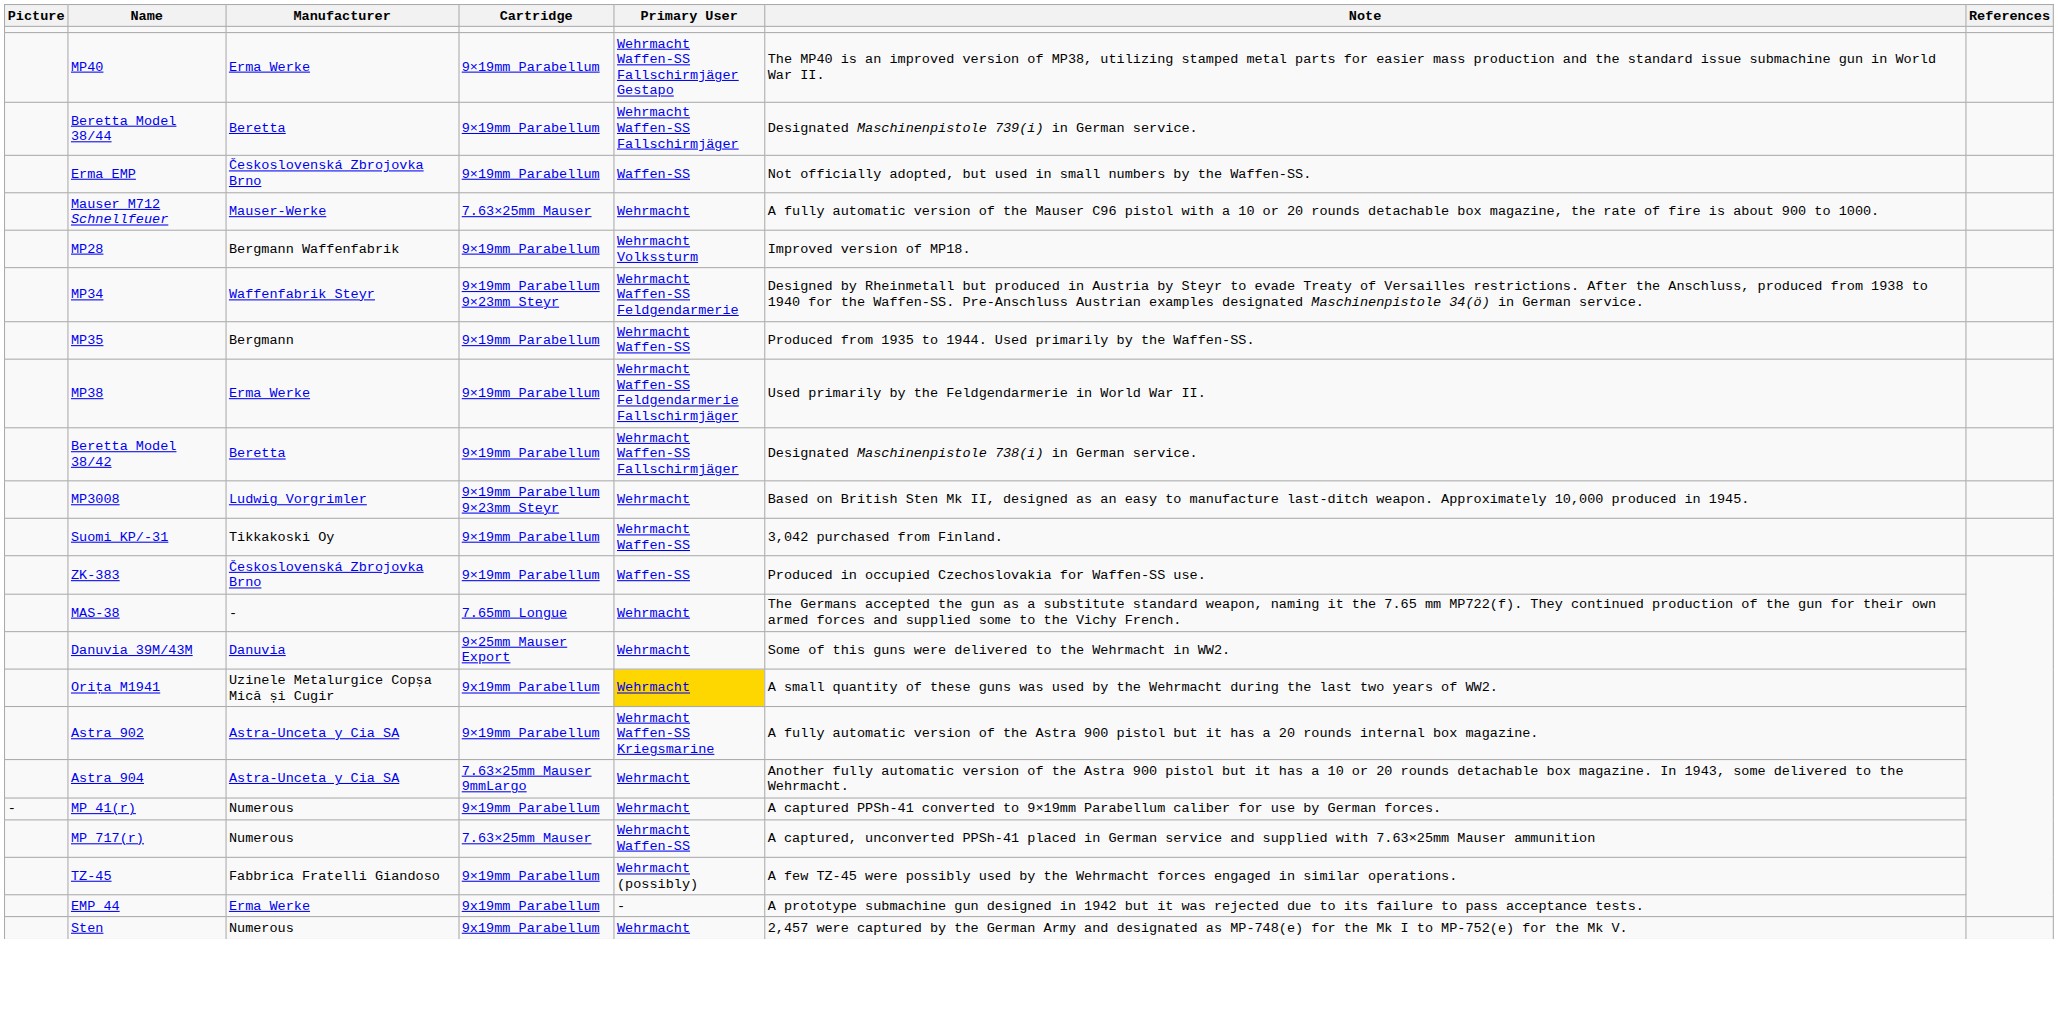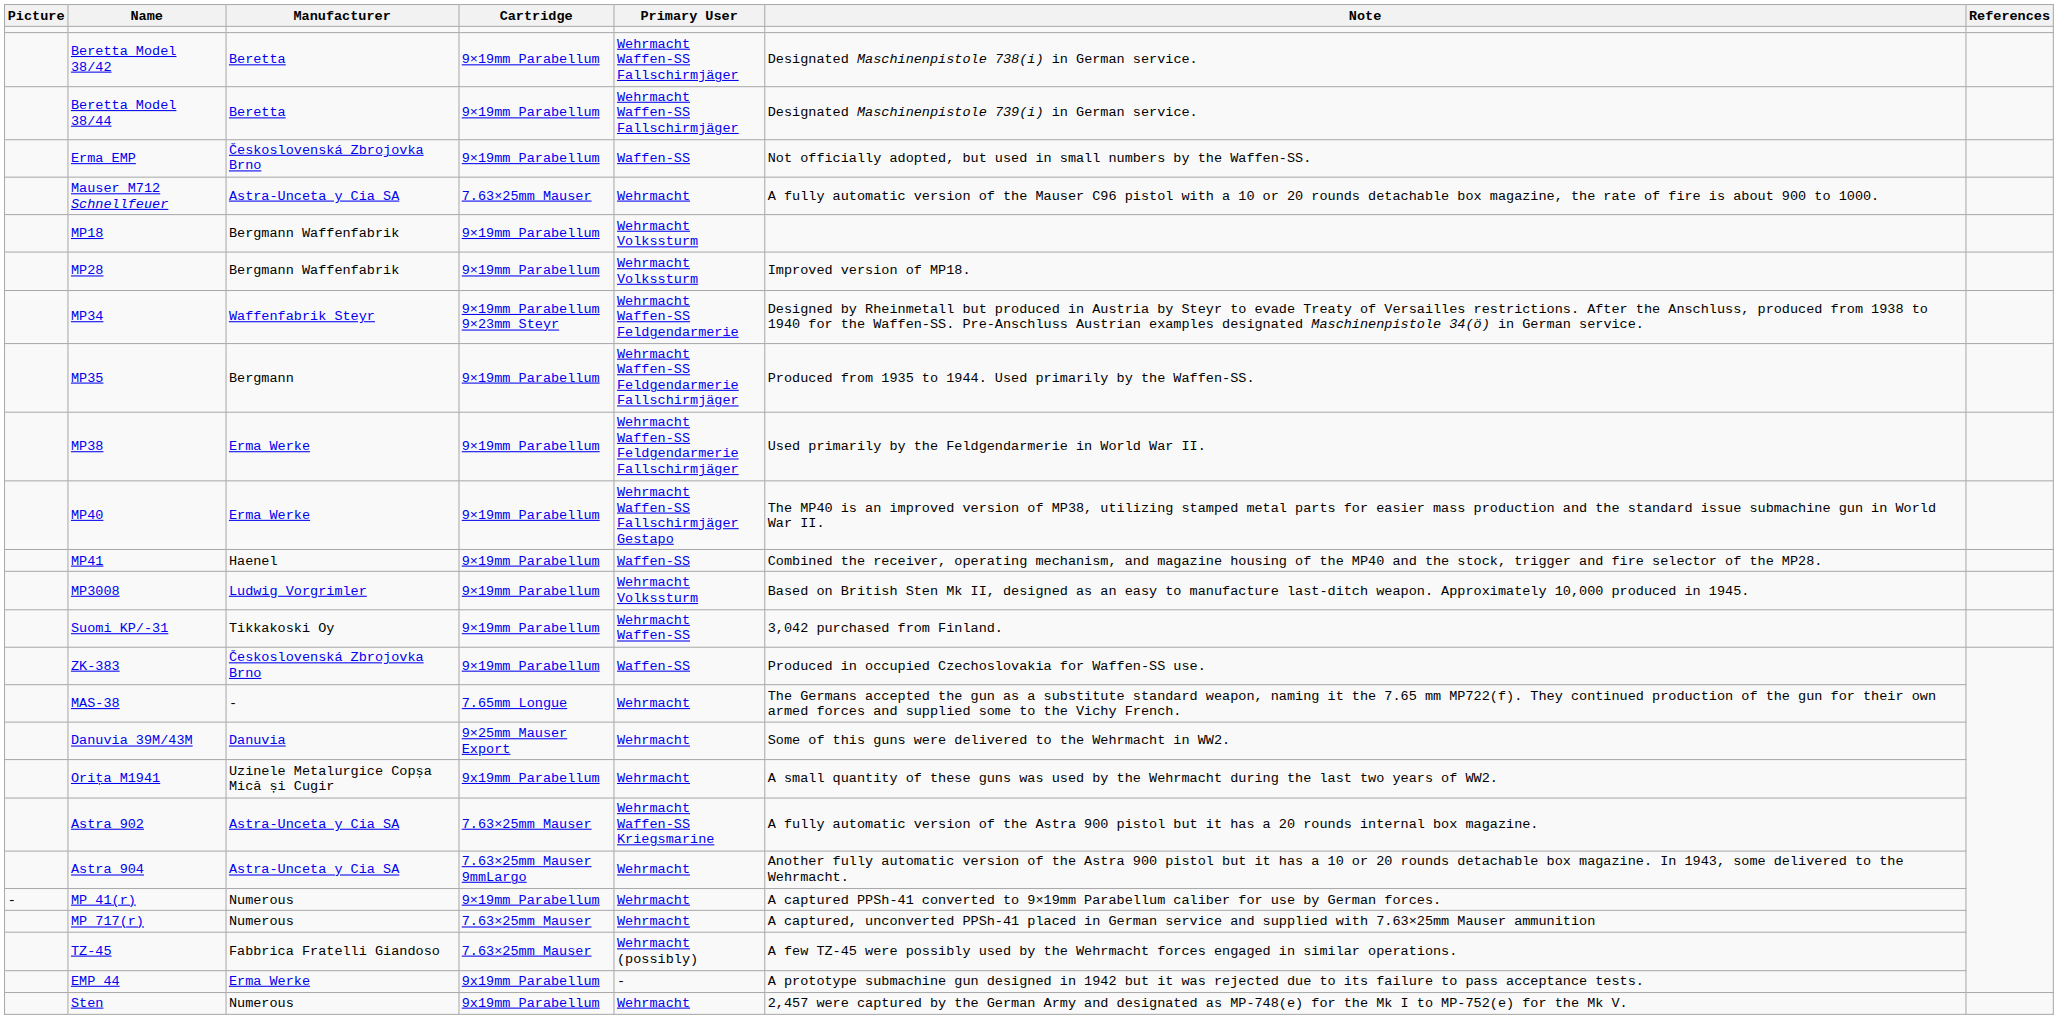rows swapped: (124, 454) <-> (87, 67)
(278, 212) Mauser-Werke -> (314, 196) Astra-Unceta y Cia SA
+ row: (87, 234)
(654, 340) Wehrmacht Waffen-SS -> (678, 378) Wehrmacht Waffen-SS Feldgendarmerie Fallschirmjäger
+ row: (87, 561)
(531, 500) 9×19mm Parabellum 9×23mm Steyr -> (531, 591) 9×19mm Parabellum
(654, 500) Wehrmacht -> (658, 591) Wehrmacht Volkssturm
(654, 688) gold background -> (654, 779) no background
(531, 733) 9×19mm Parabellum -> (527, 824) 7.63×25mm Mauser
(654, 838) Wehrmacht Waffen-SS -> (654, 922) Wehrmacht
(531, 876) 9×19mm Parabellum -> (527, 951) 7.63×25mm Mauser
